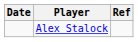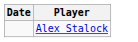- column: (122, 13)
